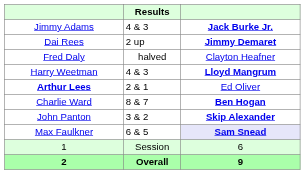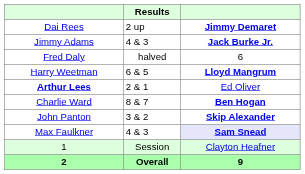rows swapped: (64, 26) <-> (64, 42)
(240, 57) Clayton Heafner -> (240, 57) 6
(137, 72) 4 & 3 -> (137, 72) 6 & 5
(137, 132) 6 & 5 -> (137, 132) 4 & 3
(240, 147) 6 -> (240, 147) Clayton Heafner
